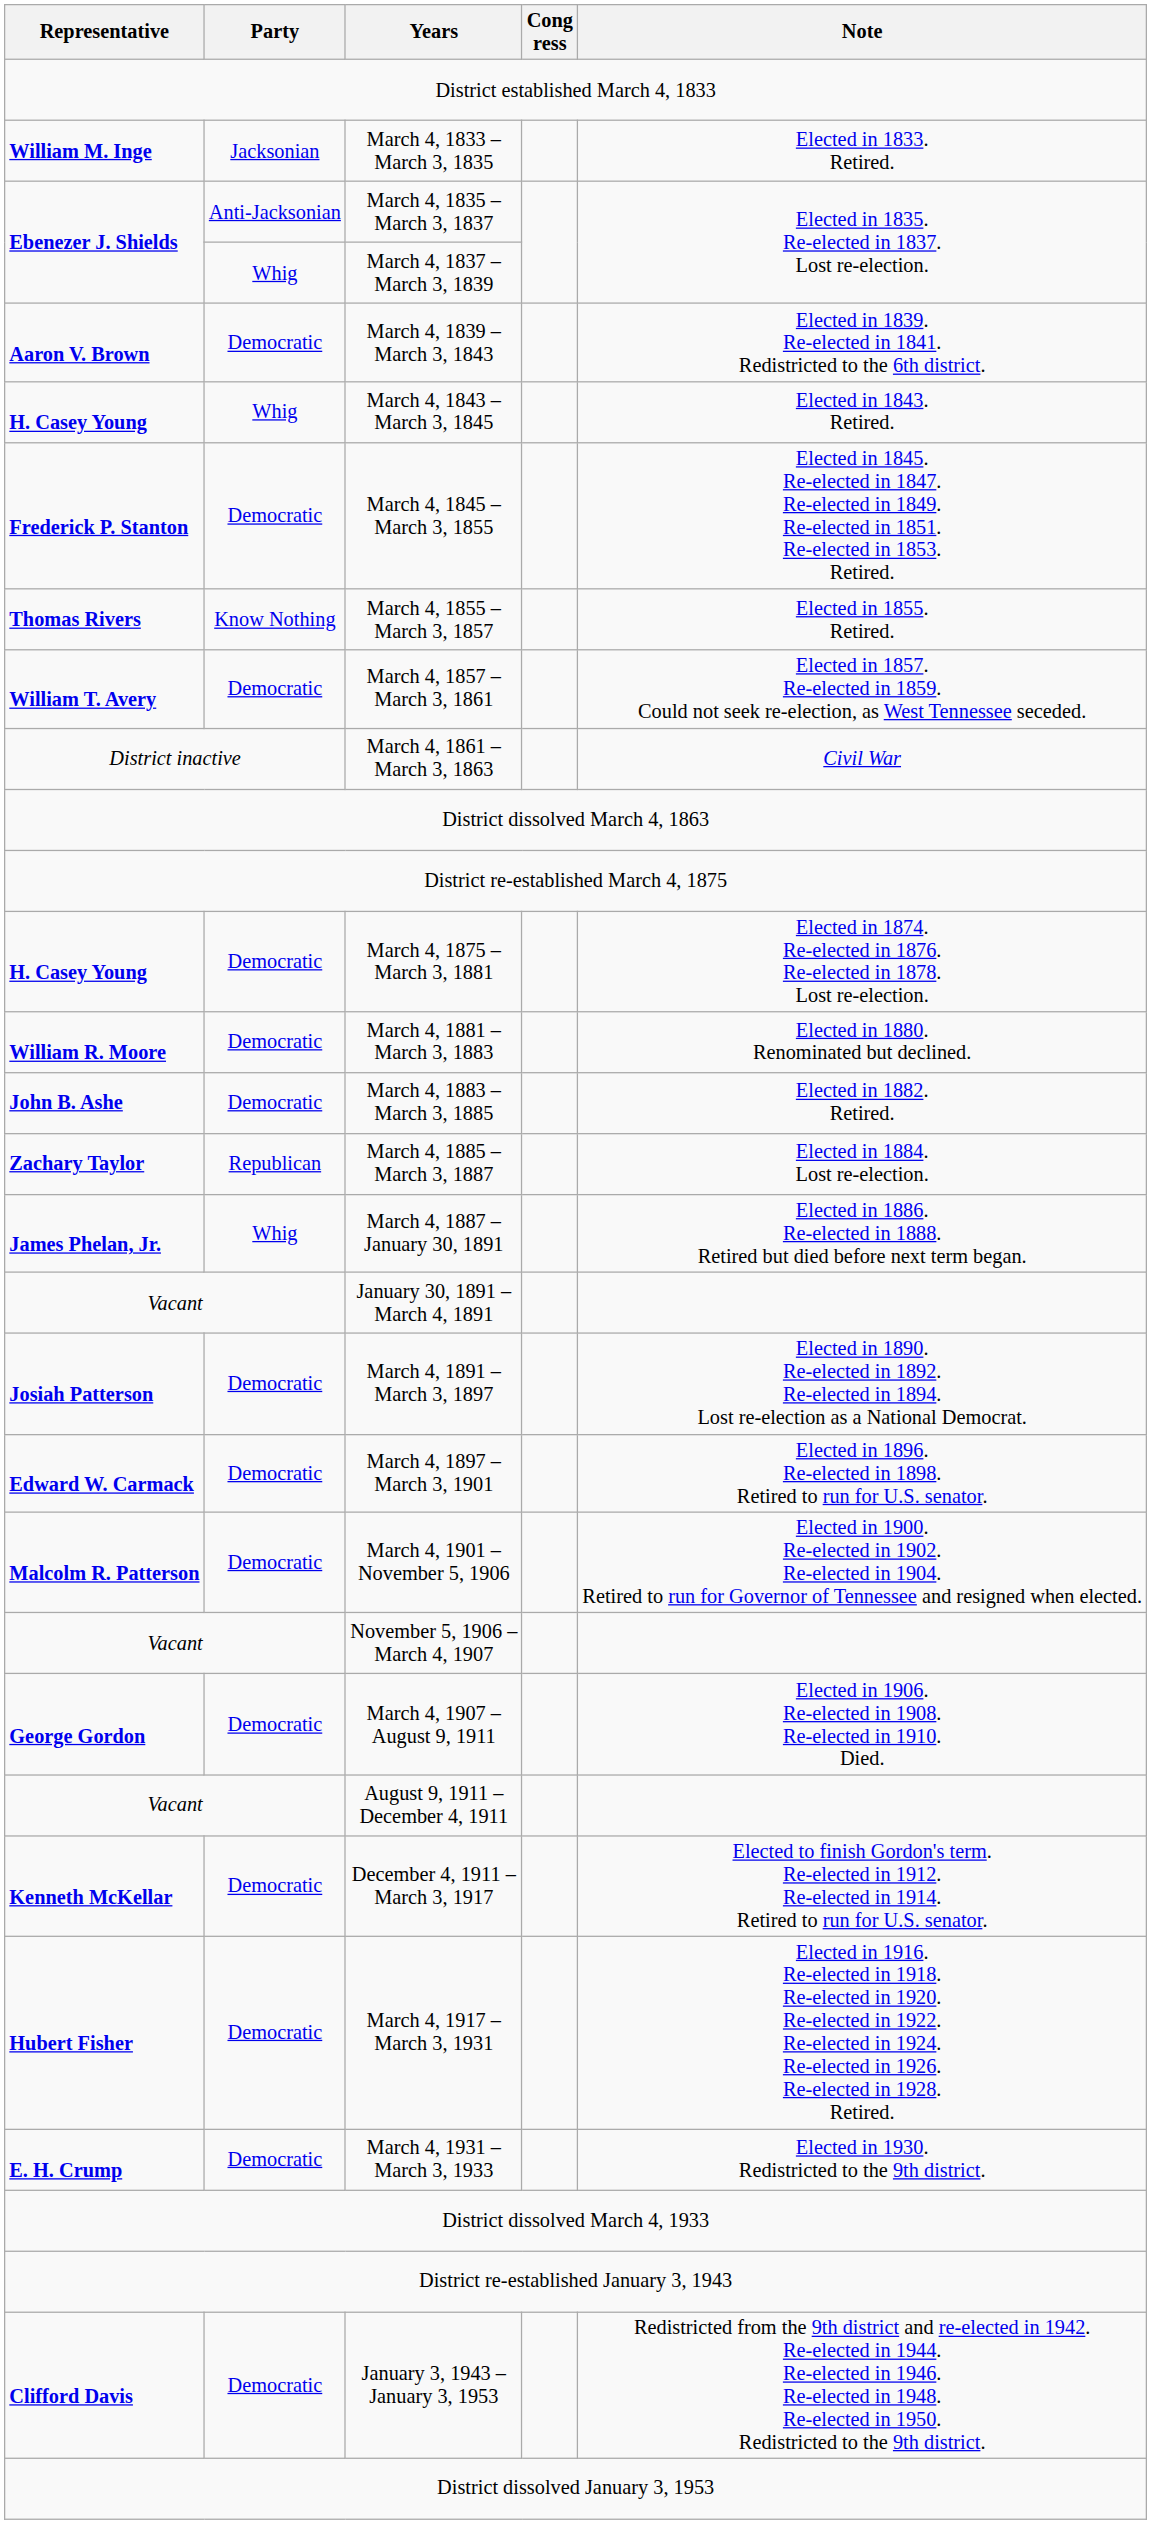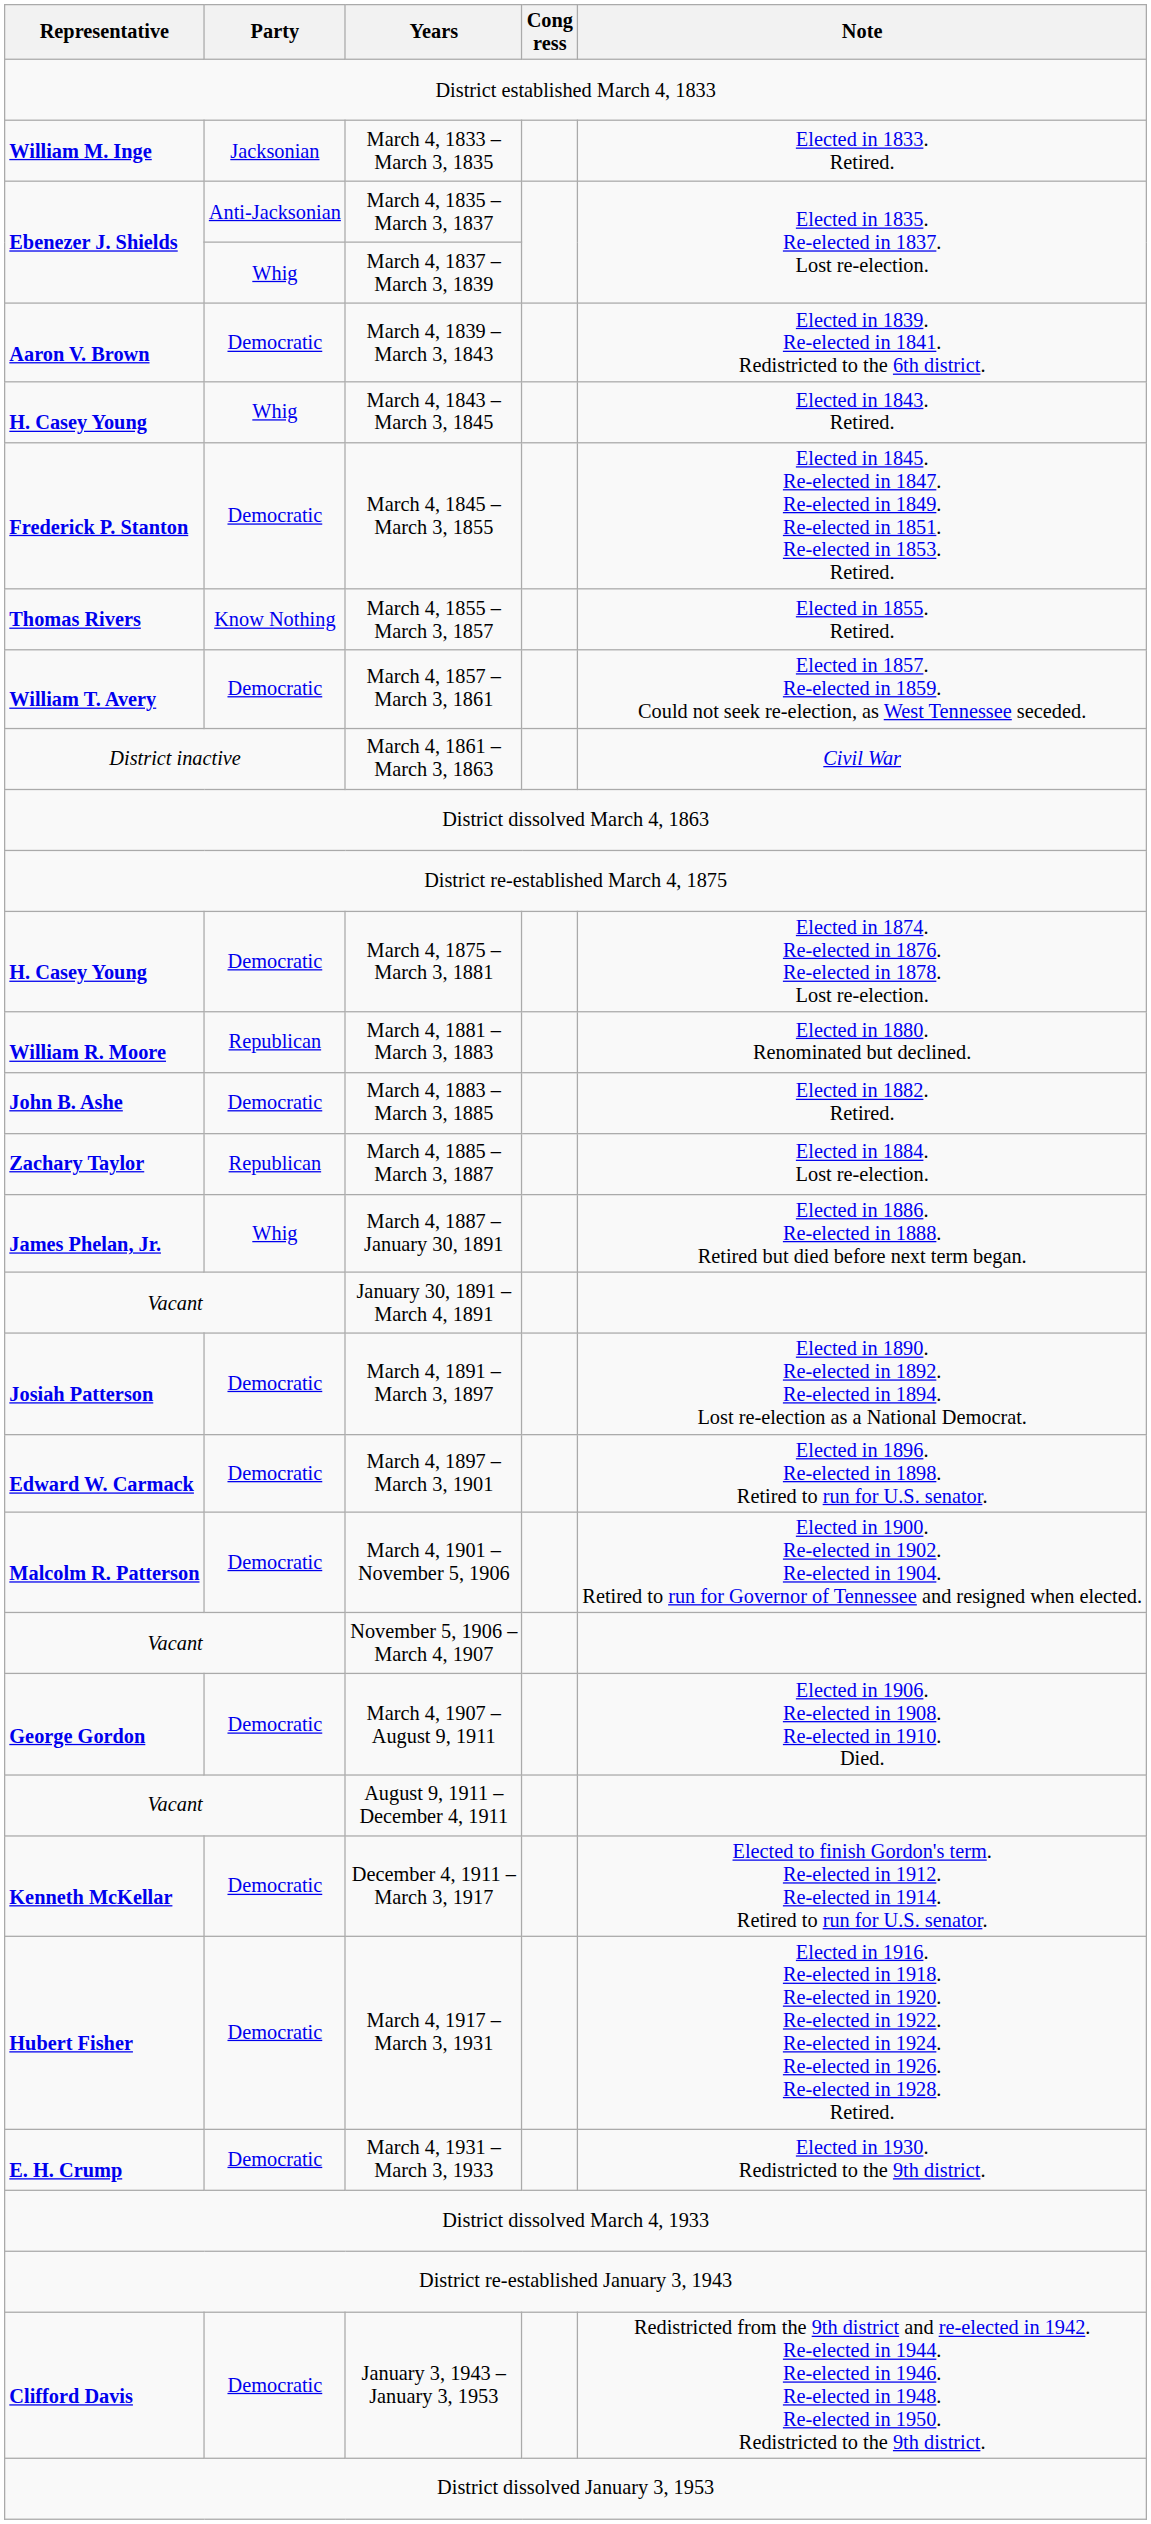(275, 1041) Democratic -> (275, 1041) Republican
